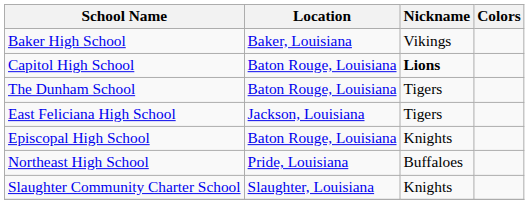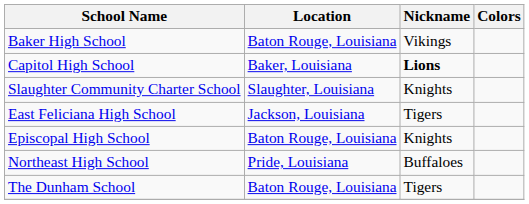(300, 41) Baker, Louisiana -> (322, 41) Baton Rouge, Louisiana
(322, 65) Baton Rouge, Louisiana -> (300, 65) Baker, Louisiana
rows swapped: (72, 89) <-> (124, 187)
